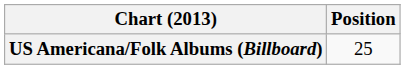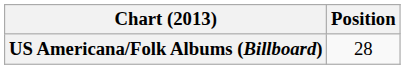(363, 49) 25 -> (363, 49) 28
